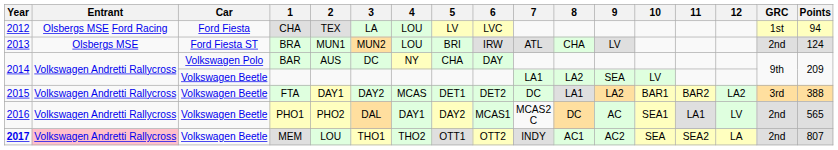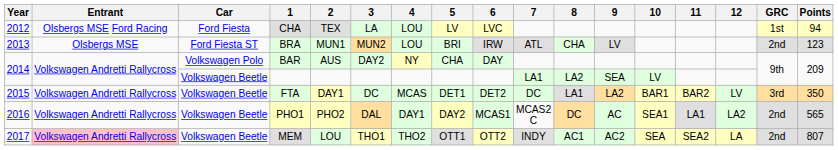(815, 45) 124 -> (815, 45) 123
(371, 61) DC -> (371, 61) DAY2
(371, 94) DAY2 -> (371, 94) DC
(736, 94) LA2 -> (736, 94) LV
(815, 94) 388 -> (815, 94) 350
(736, 115) LV -> (736, 115) LA2
(18, 137) bold -> (18, 137) normal
